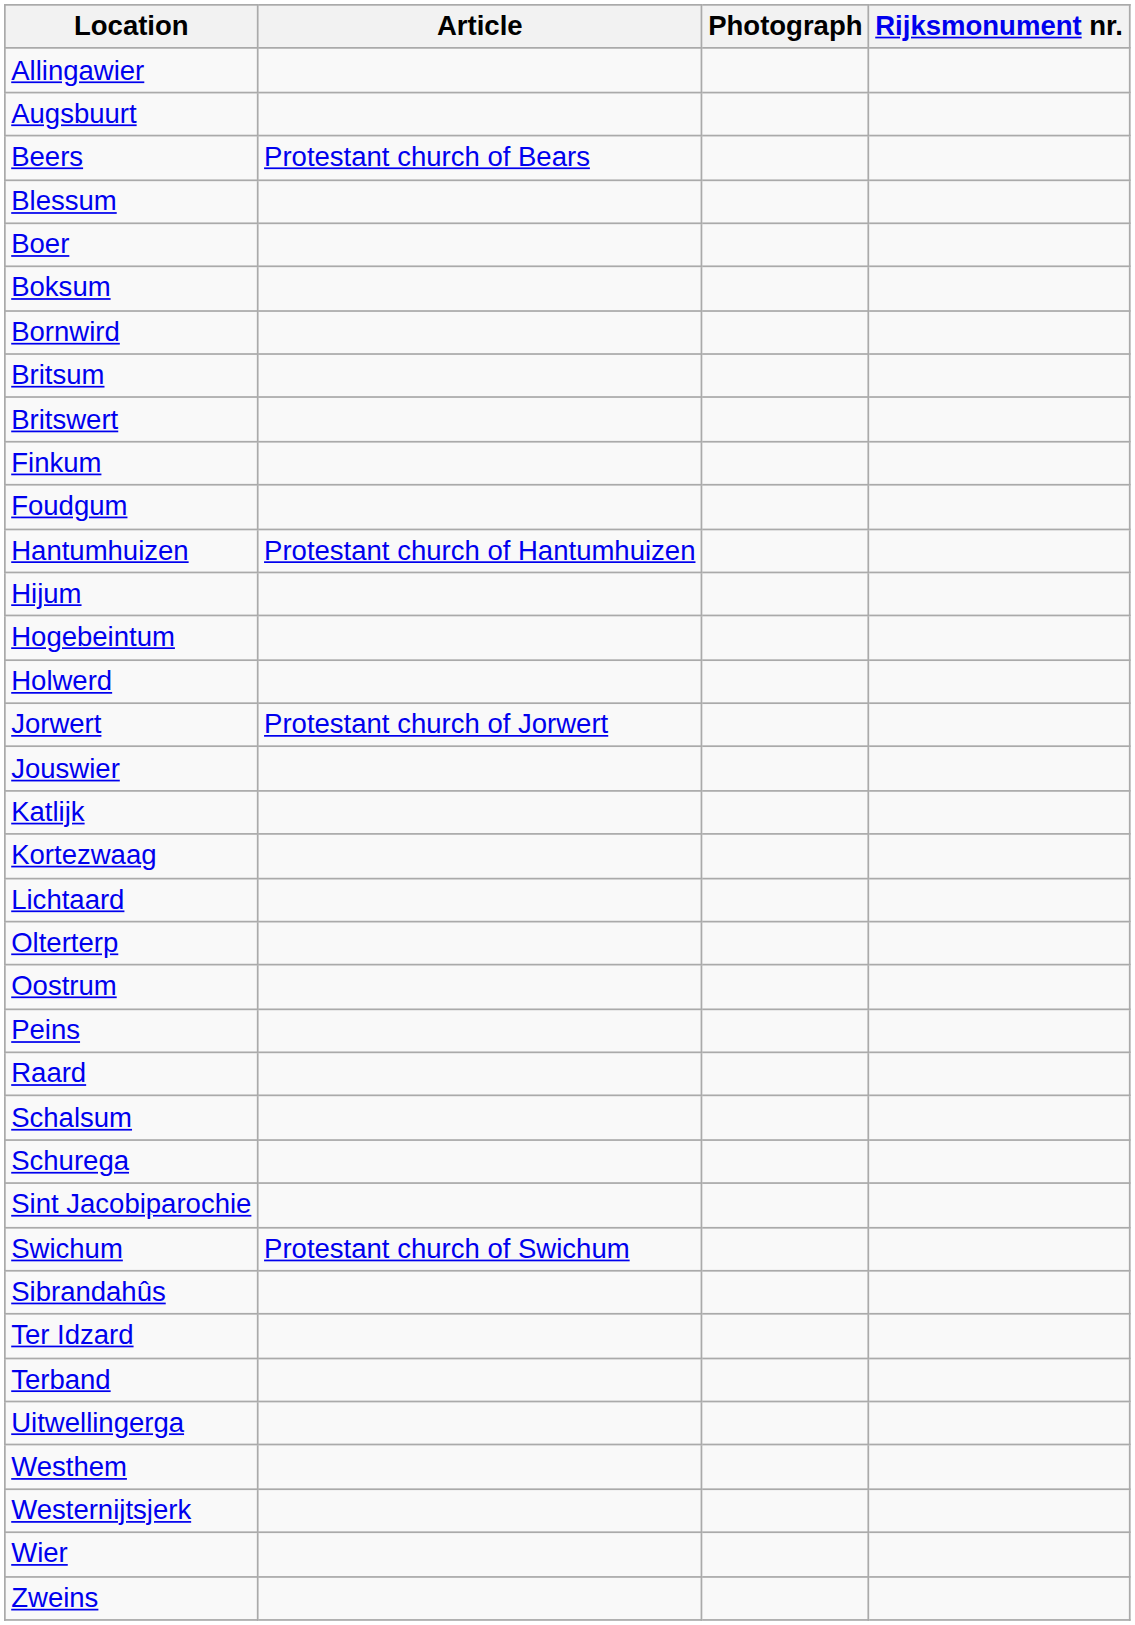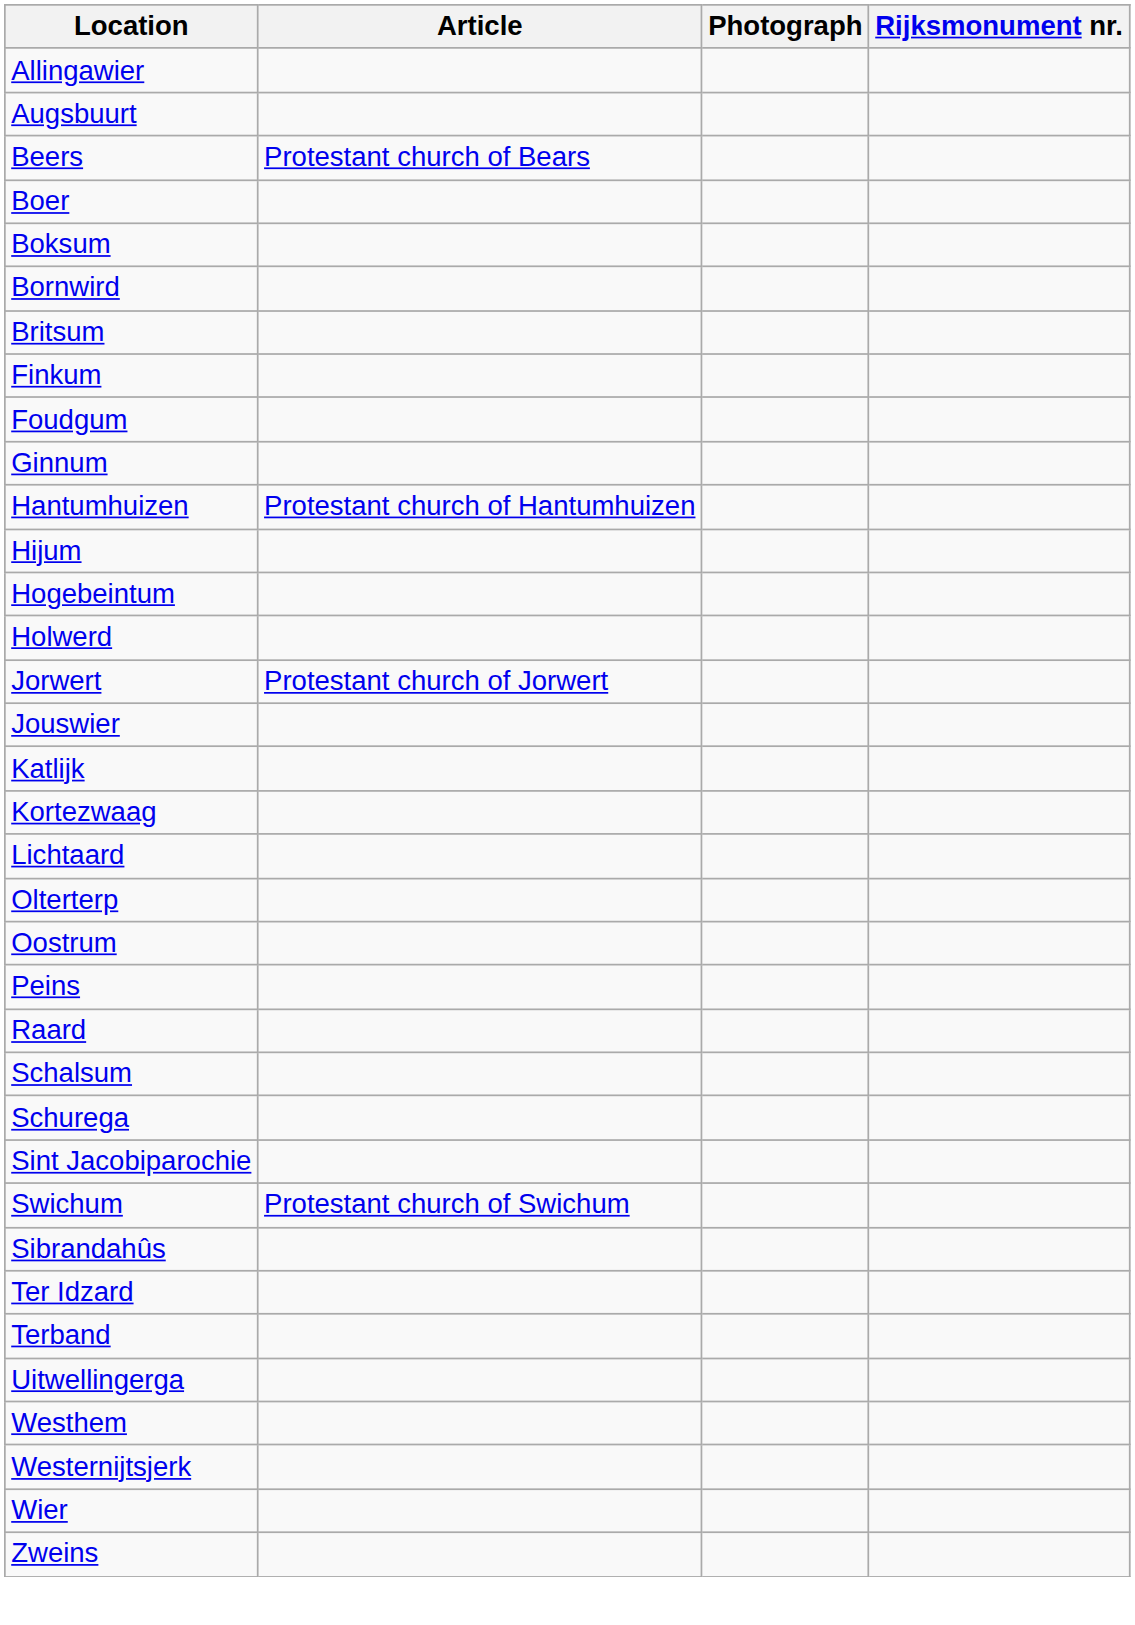- row: (64, 200)
- row: (65, 419)
+ row: (59, 462)
